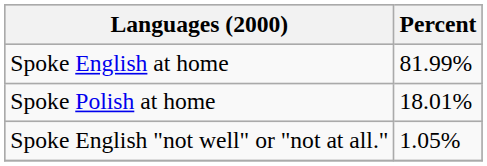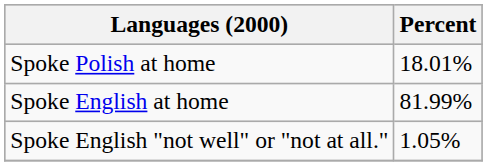rows swapped: (120, 63) <-> (113, 102)
